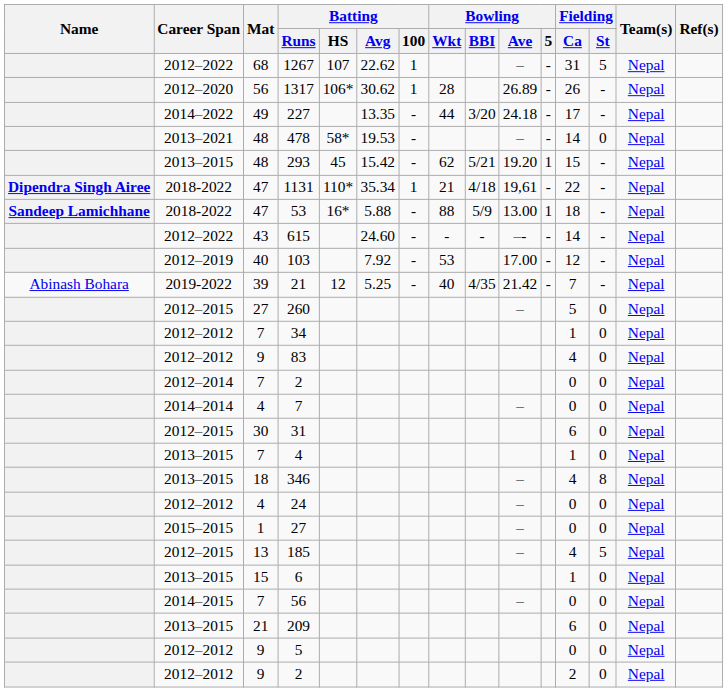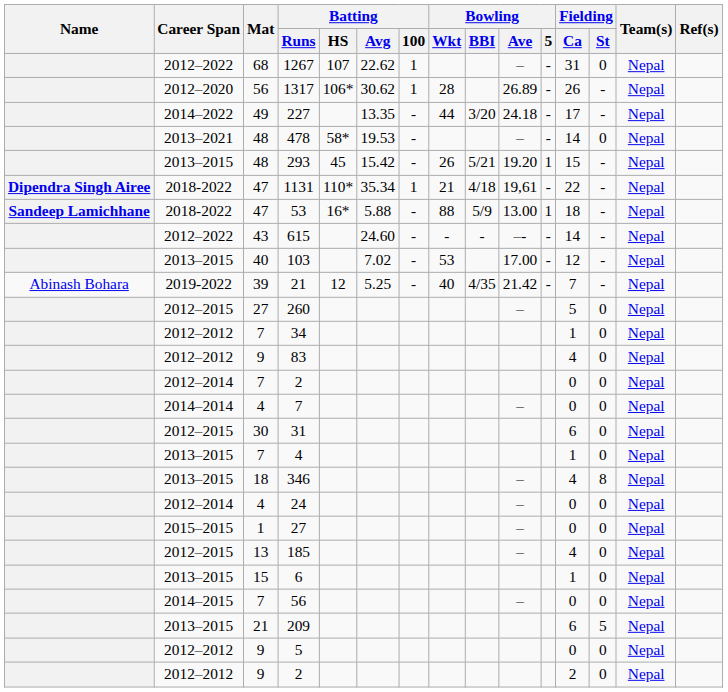(603, 65) 5 -> (603, 65) 0
(447, 162) 62 -> (447, 162) 26
(199, 260) 2012–2019 -> (199, 260) 2013–2015
(378, 260) 7.92 -> (378, 260) 7.02
(199, 503) 2012–2012 -> (199, 503) 2012–2014
(603, 552) 5 -> (603, 552) 0
(603, 625) 0 -> (603, 625) 5
